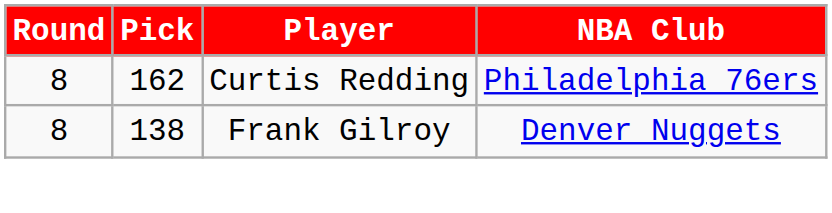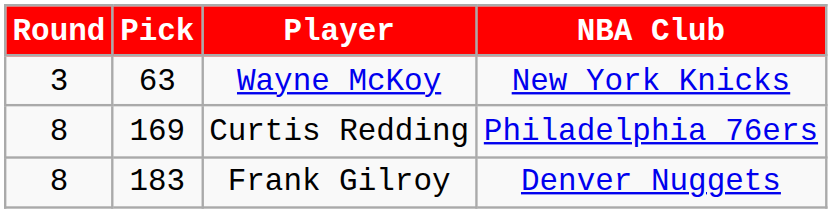+ row: (339, 81)
(157, 81) 162 -> (157, 131) 169
(157, 131) 138 -> (157, 182) 183
